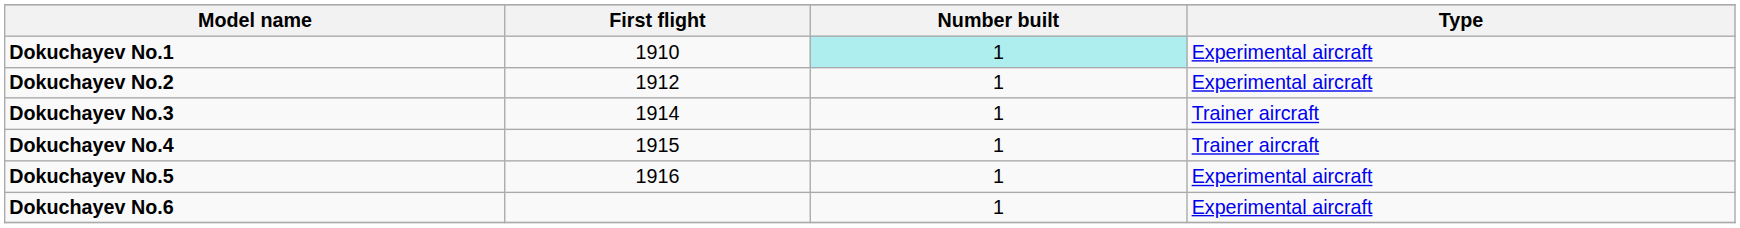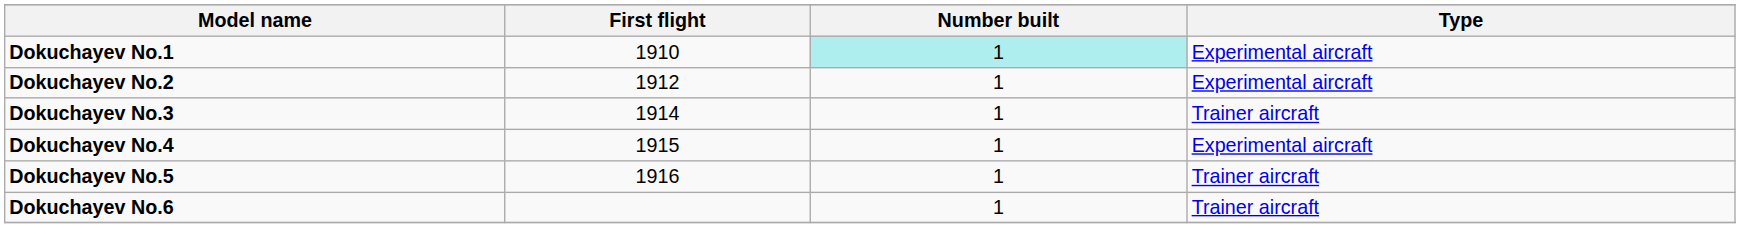(1255, 145) Trainer aircraft -> (1282, 145) Experimental aircraft
(1282, 176) Experimental aircraft -> (1255, 176) Trainer aircraft
(1282, 208) Experimental aircraft -> (1255, 208) Trainer aircraft
